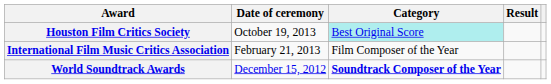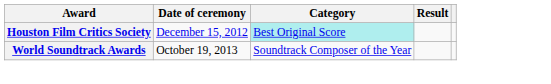(275, 32) October 19, 2013 -> (202, 32) December 15, 2012
- row: (118, 50)
(280, 69) December 15, 2012 -> (197, 50) October 19, 2013
(416, 69) bold -> (332, 50) normal
